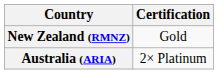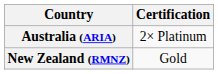rows swapped: (69, 58) <-> (69, 36)
